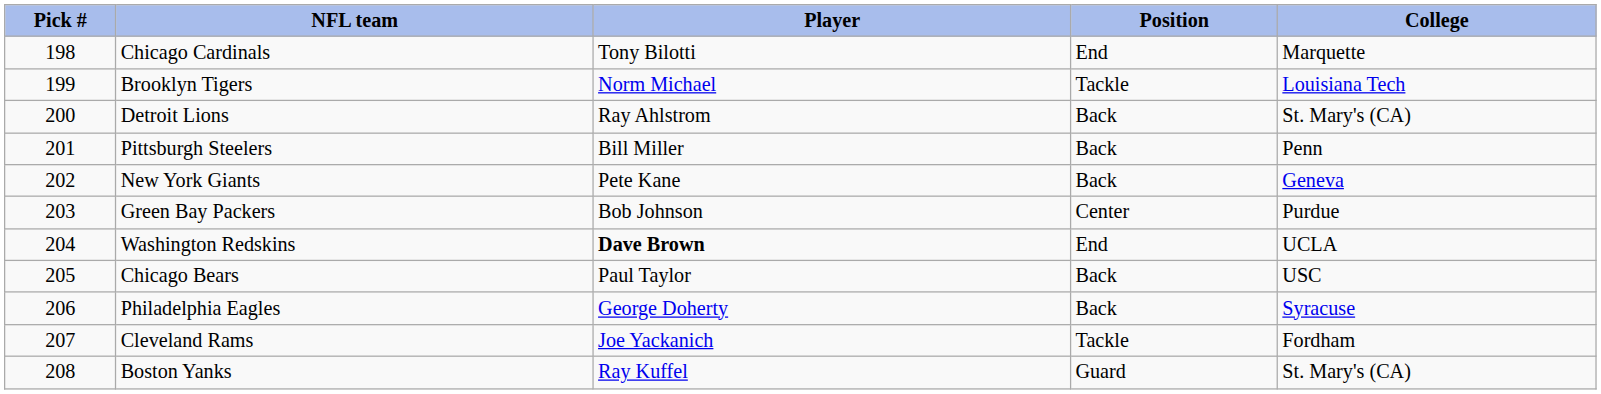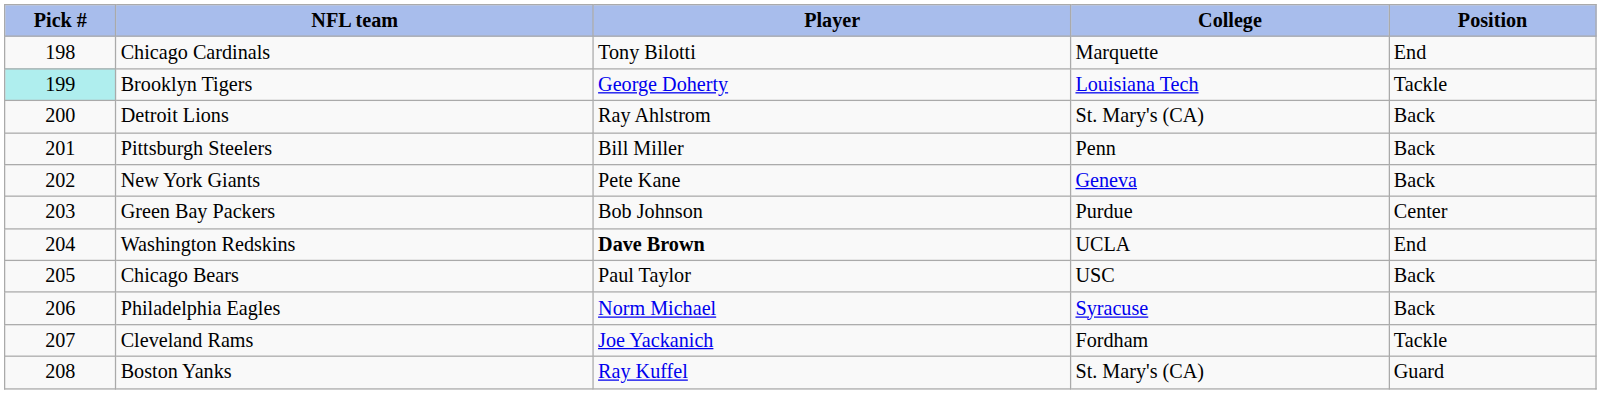columns swapped: (1174, 20) <-> (1437, 20)
(60, 84) no background -> (60, 84) paleturquoise background
(657, 84) Norm Michael -> (663, 84) George Doherty
(663, 308) George Doherty -> (657, 308) Norm Michael
